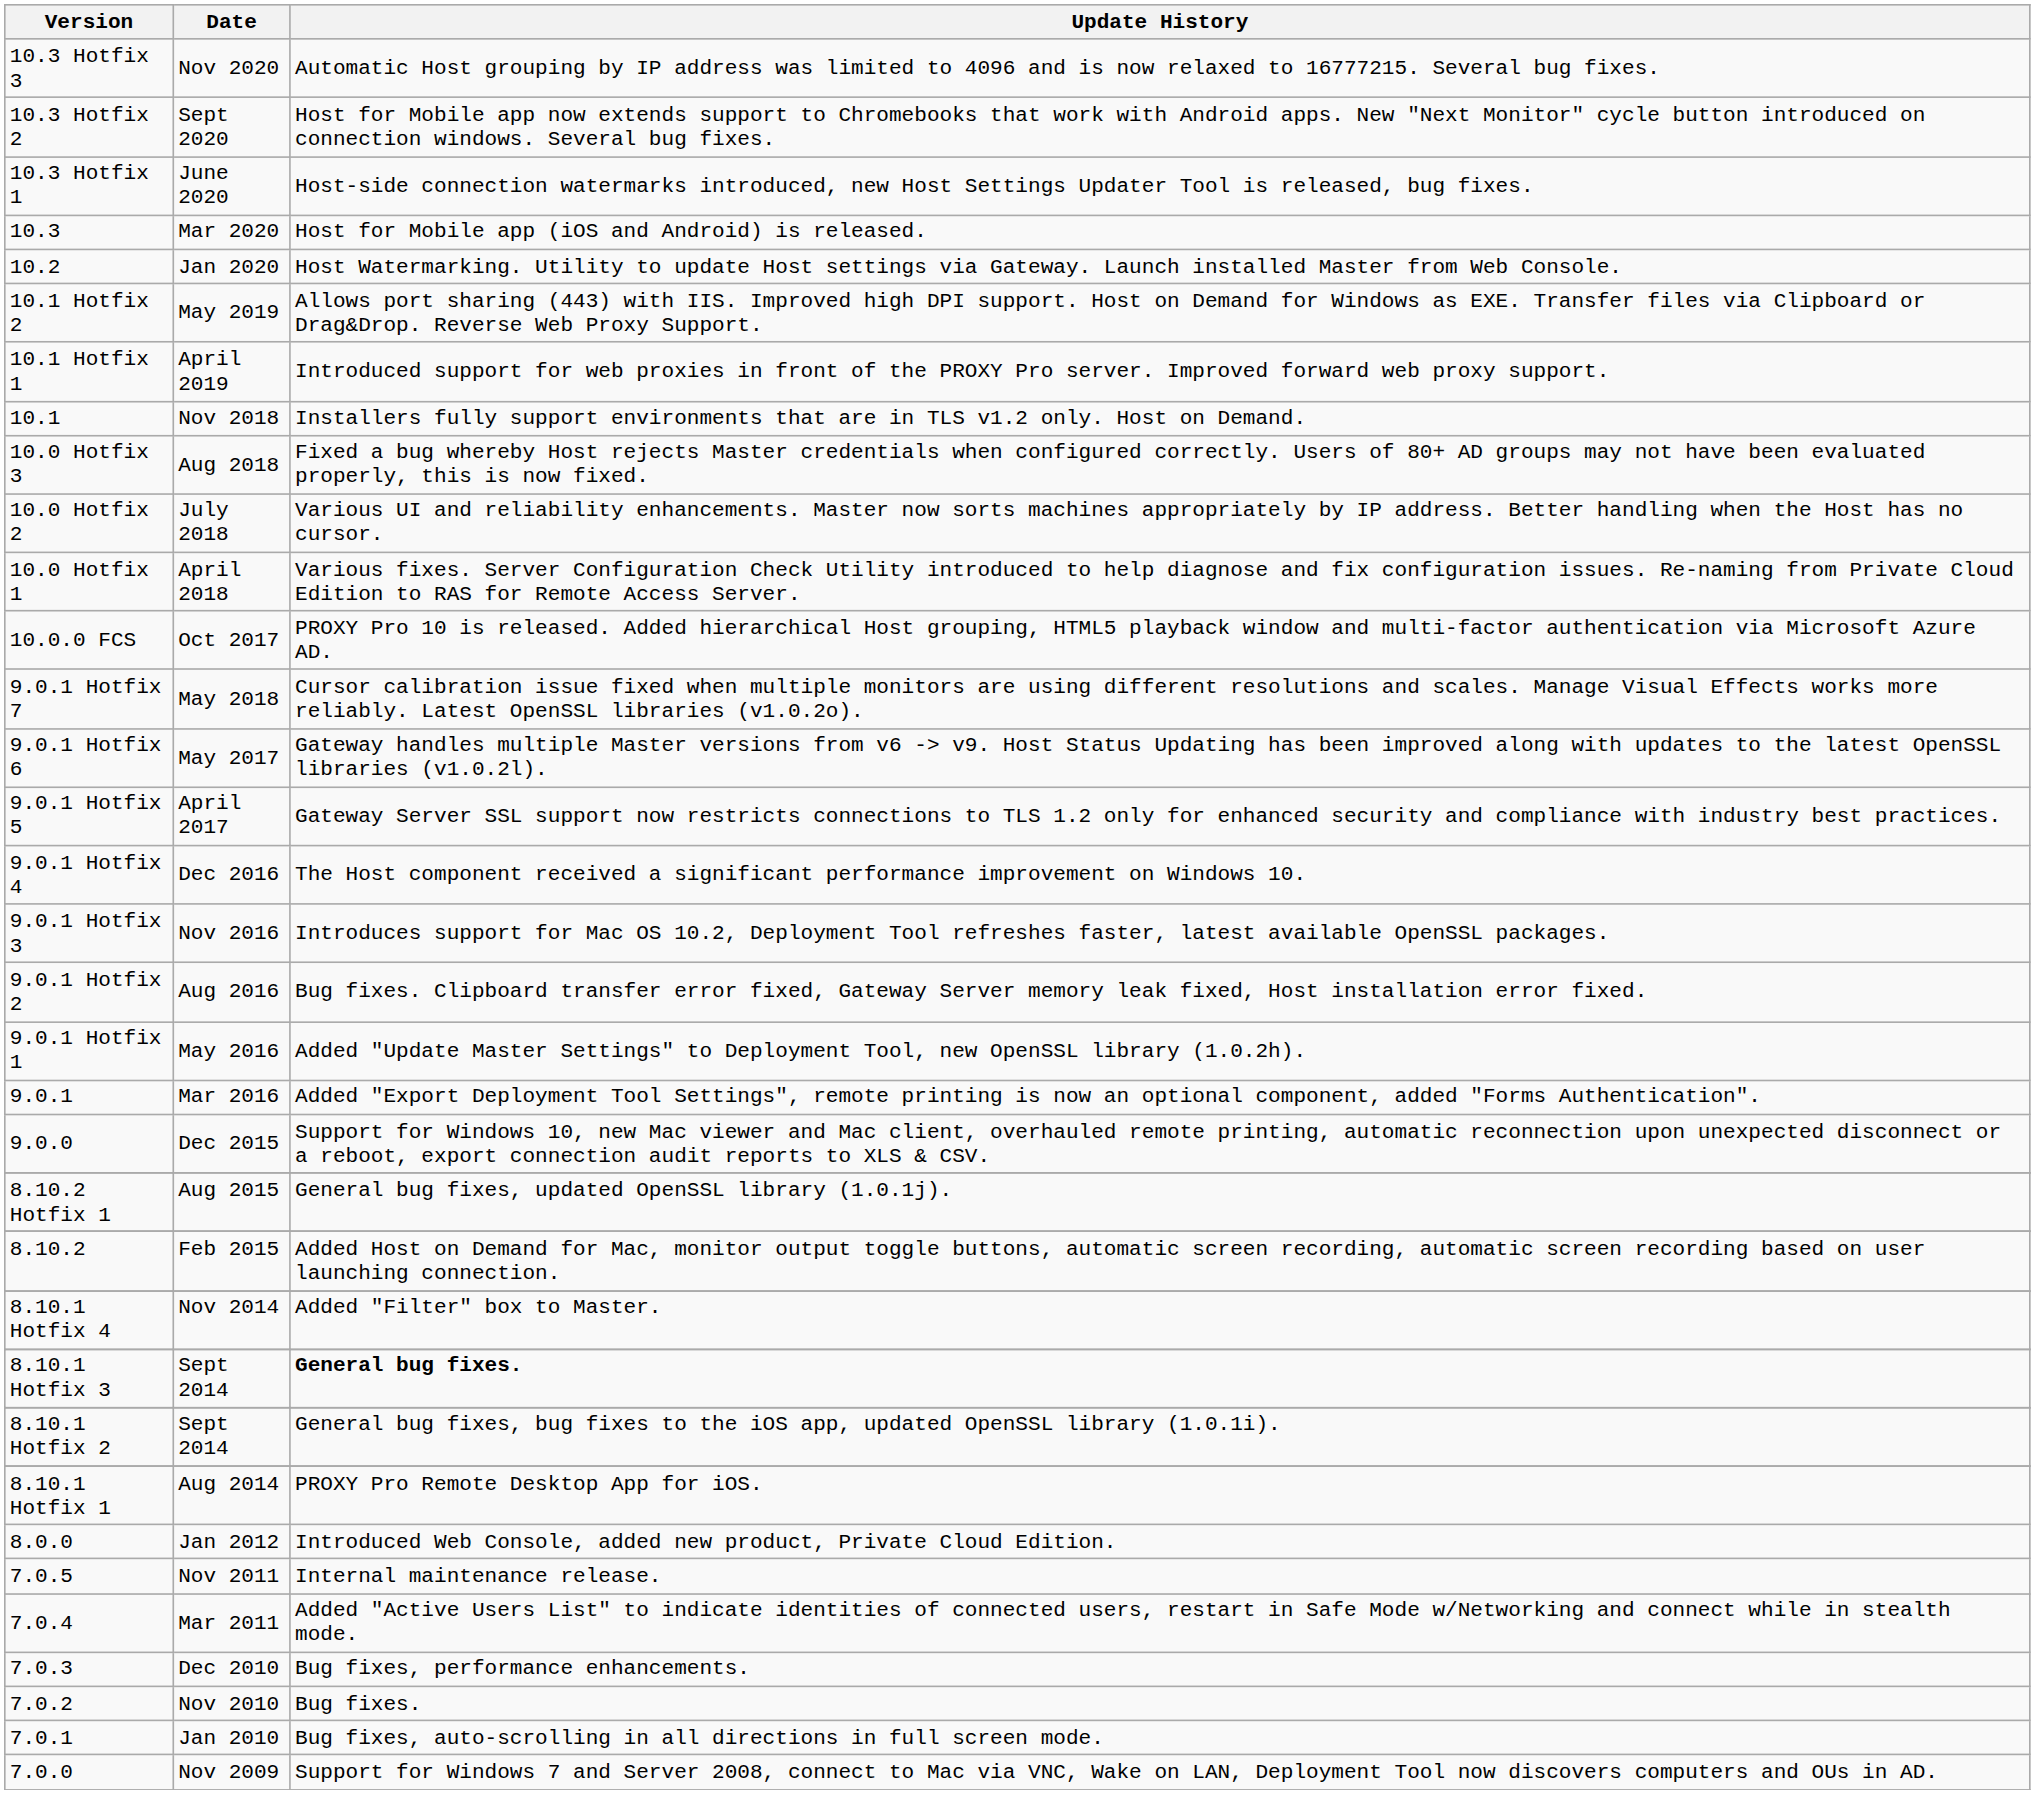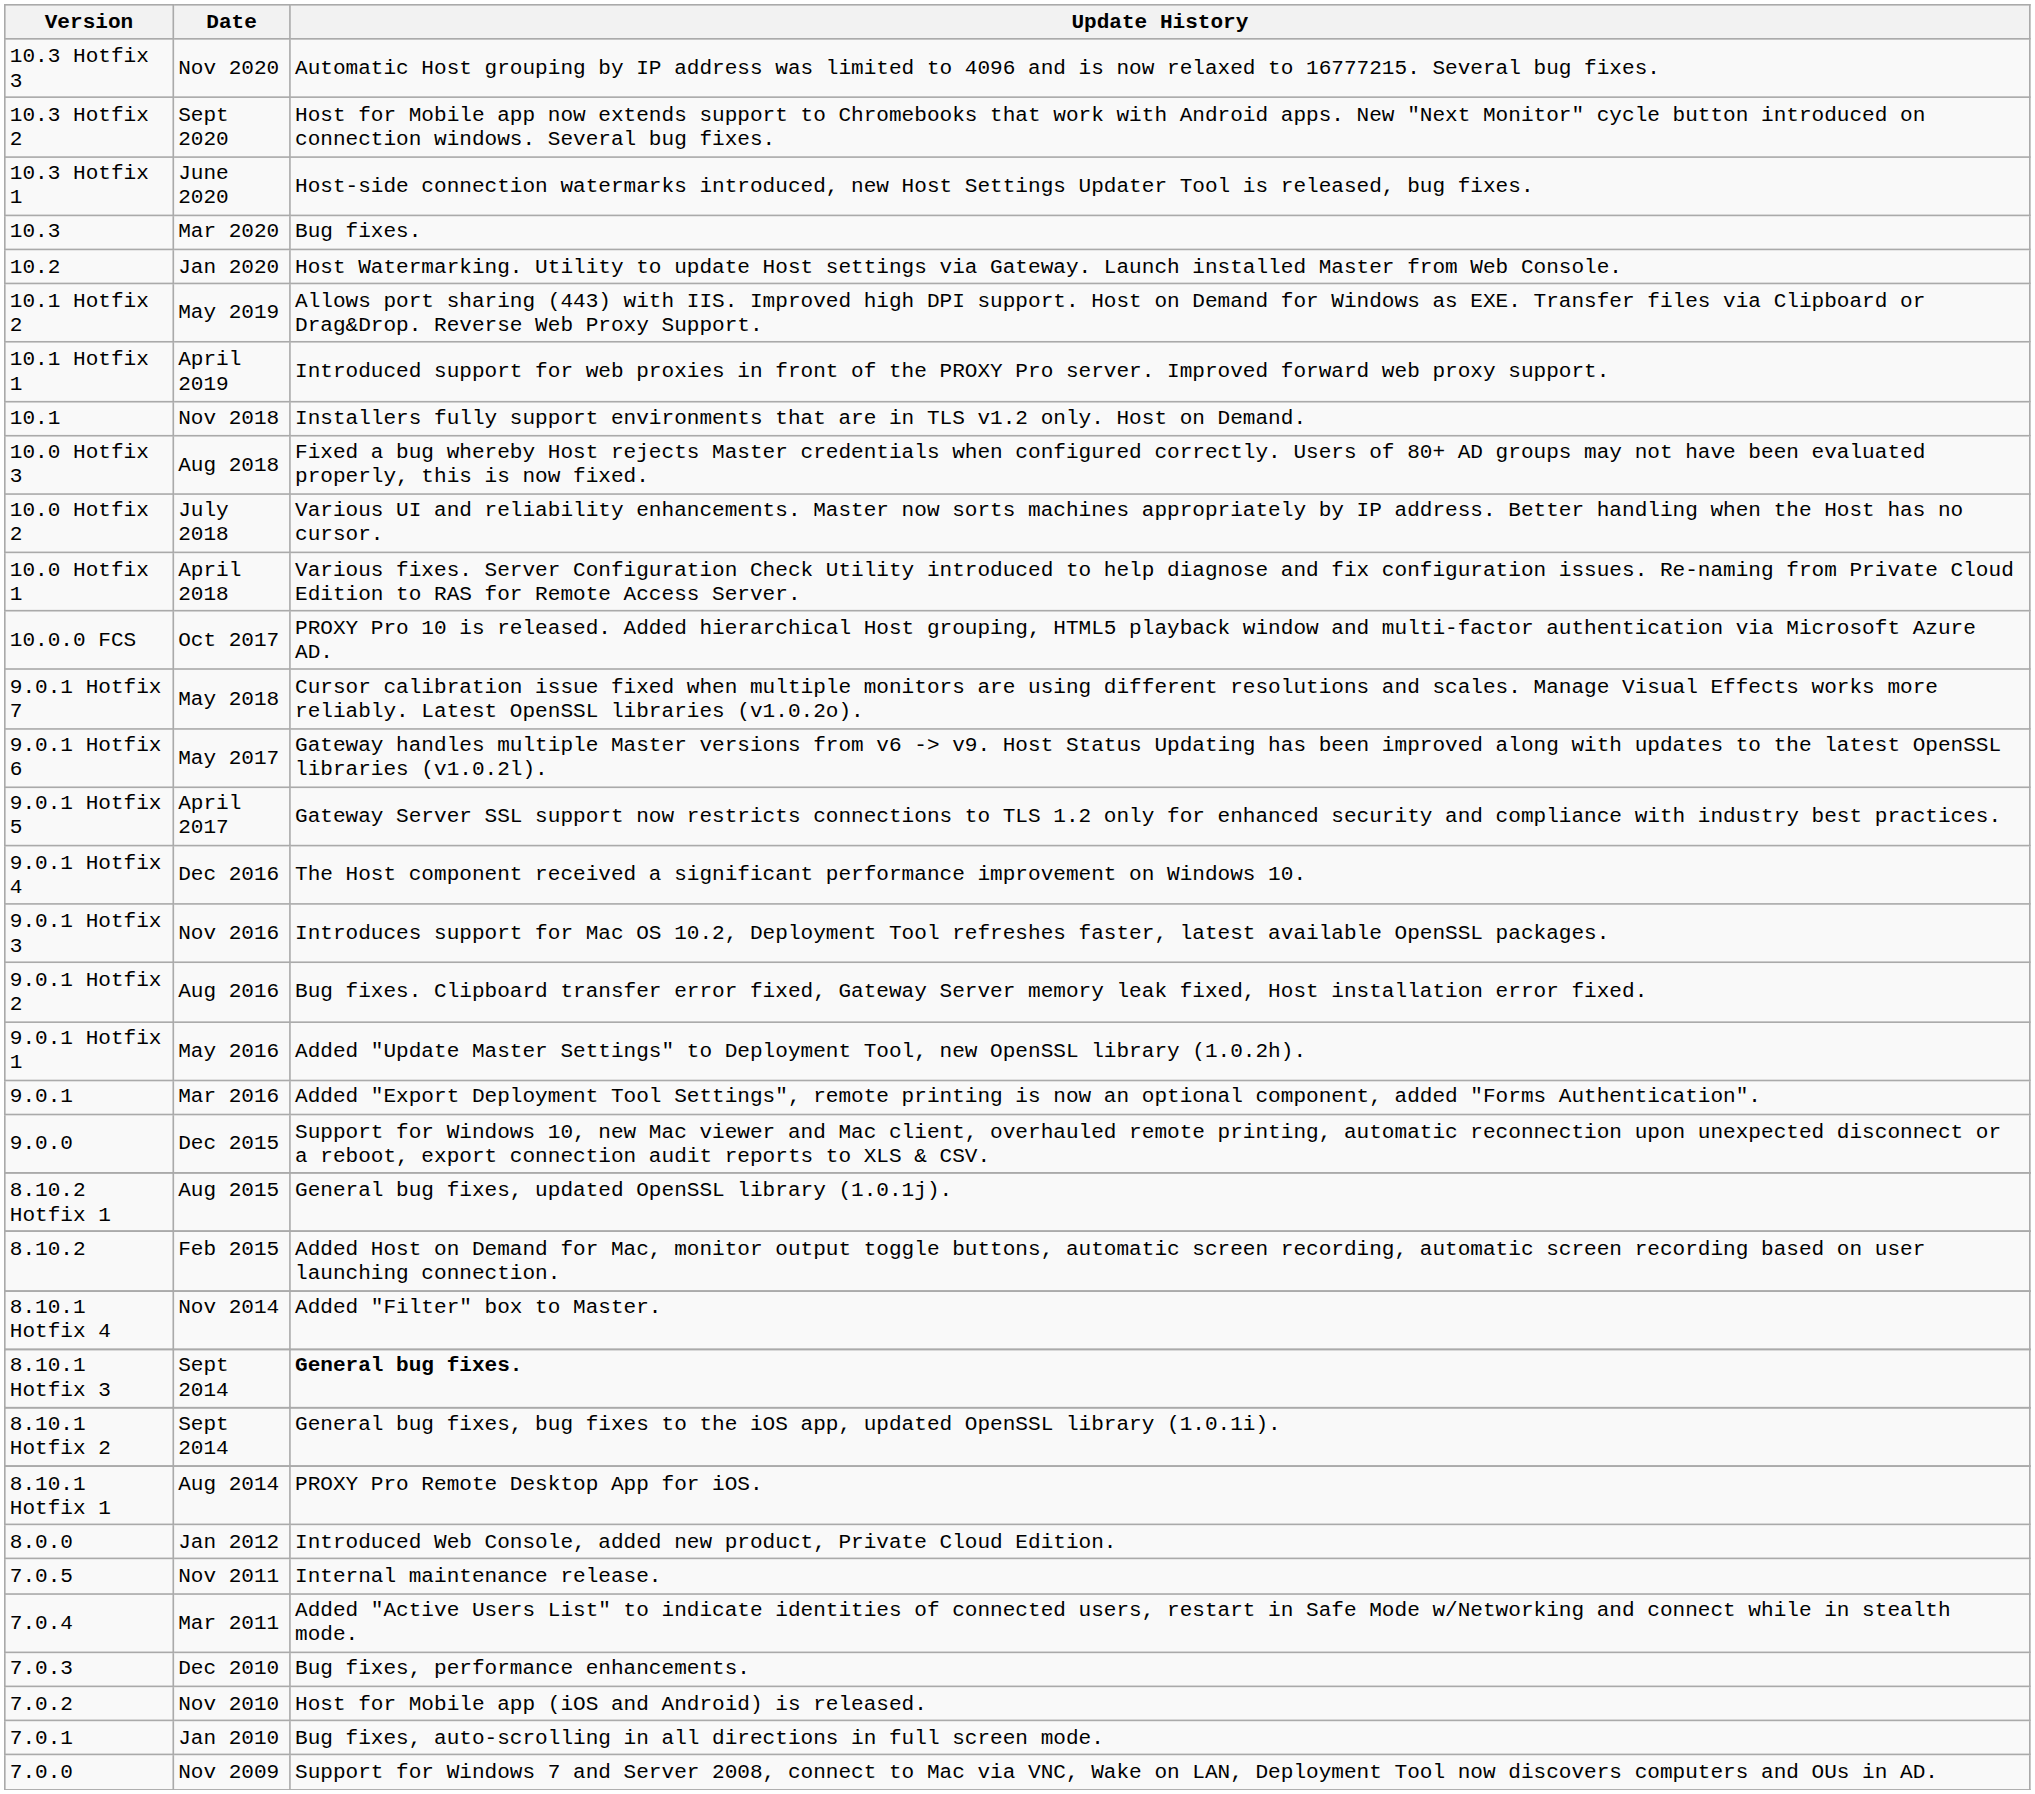(611, 232) Host for Mobile app (iOS and Android) is released. -> (358, 232) Bug fixes.
(358, 1704) Bug fixes. -> (611, 1704) Host for Mobile app (iOS and Android) is released.
